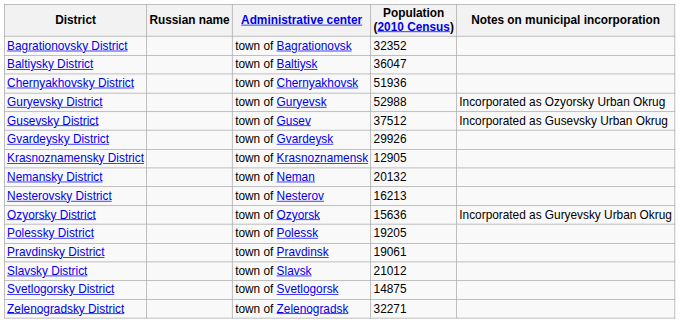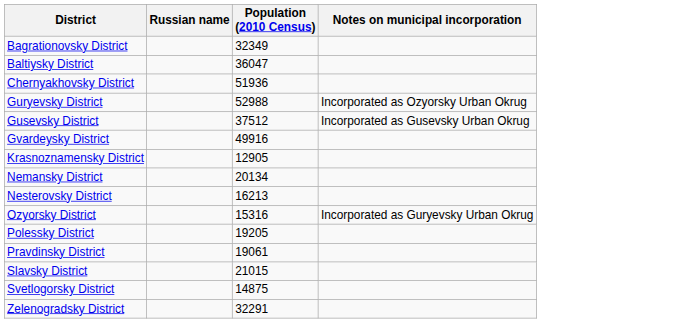- column: (302, 20)
(390, 45) 32352 -> (252, 45) 32349
(390, 139) 29926 -> (252, 139) 49916
(390, 177) 20132 -> (252, 177) 20134
(390, 214) 15636 -> (252, 214) 15316
(390, 271) 21012 -> (252, 271) 21015
(390, 308) 32271 -> (252, 308) 32291
